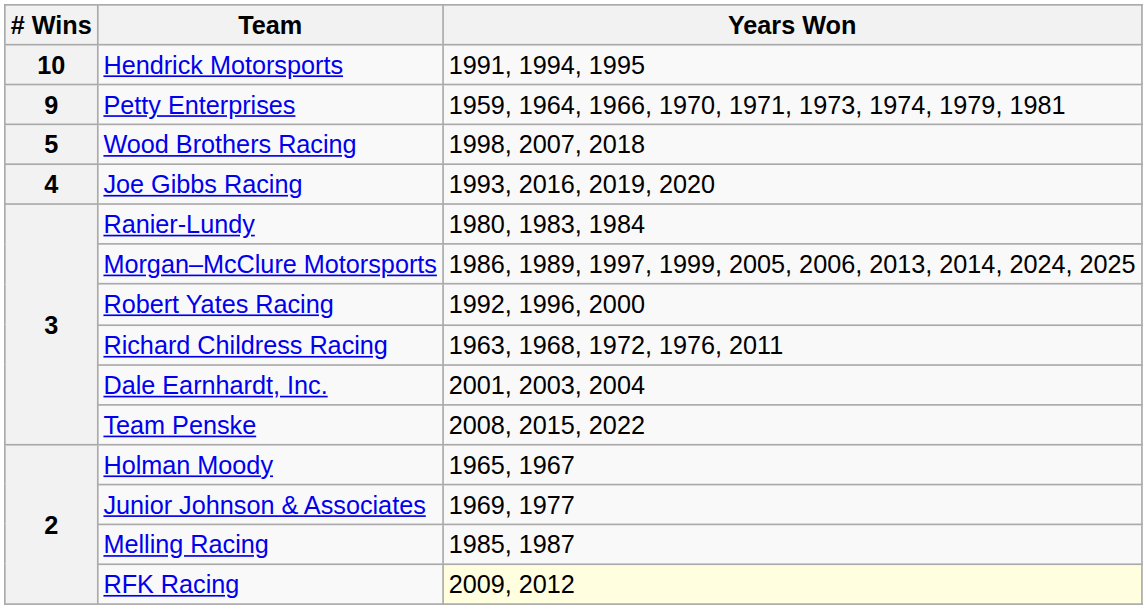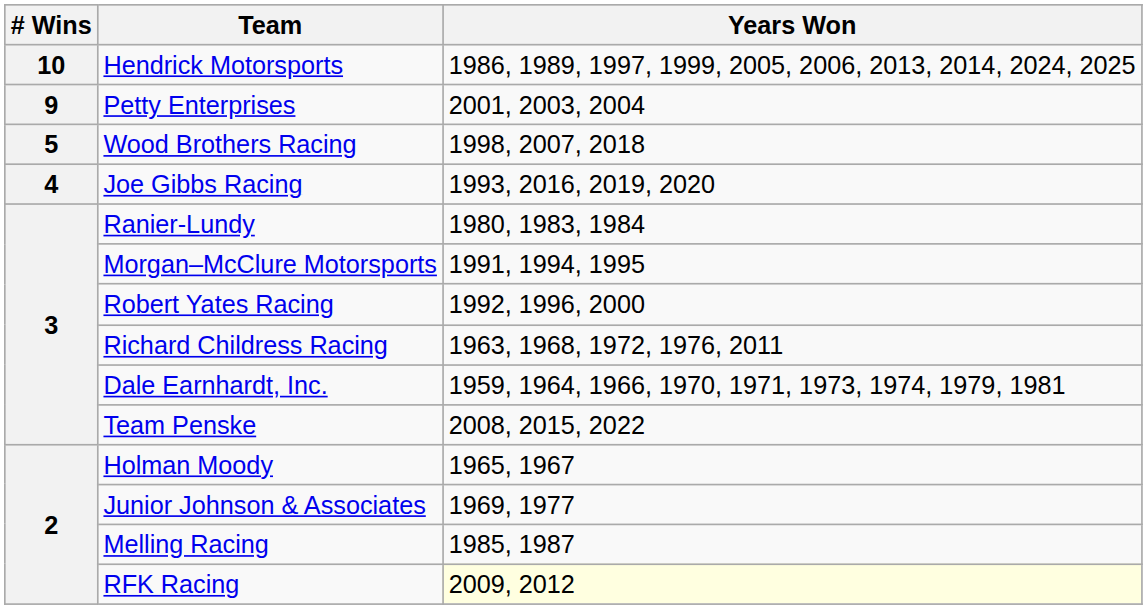(547, 65) 1991, 1994, 1995 -> (792, 65) 1986, 1989, 1997, 1999, 2005, 2006, 2013, 2014, 2024, 2025
(757, 105) 1959, 1964, 1966, 1970, 1971, 1973, 1974, 1979, 1981 -> (547, 105) 2001, 2003, 2004
(792, 265) 1986, 1989, 1997, 1999, 2005, 2006, 2013, 2014, 2024, 2025 -> (547, 265) 1991, 1994, 1995
(547, 384) 2001, 2003, 2004 -> (757, 384) 1959, 1964, 1966, 1970, 1971, 1973, 1974, 1979, 1981
